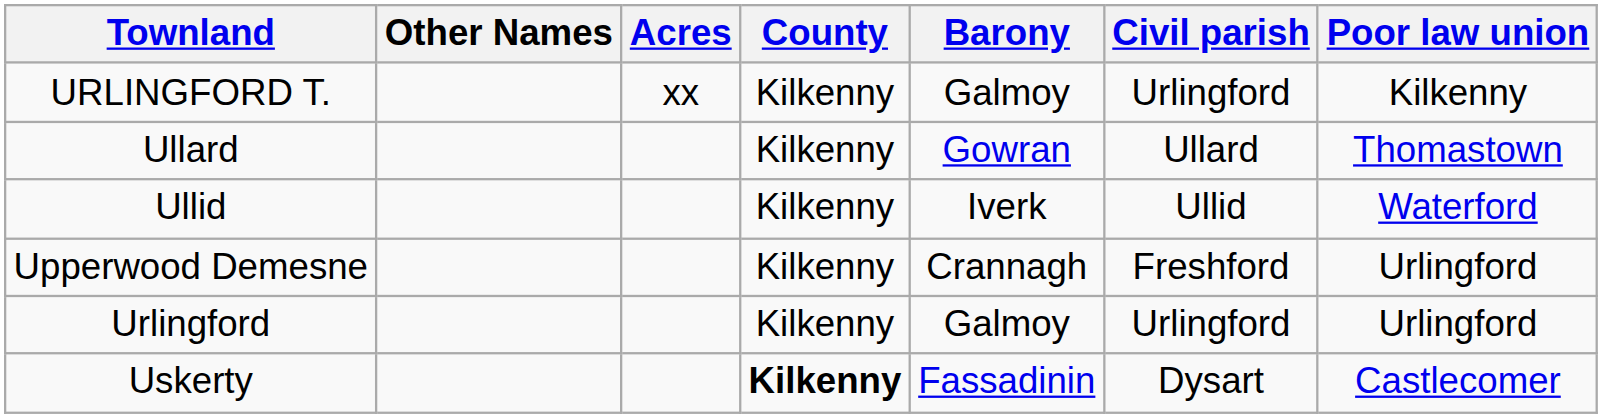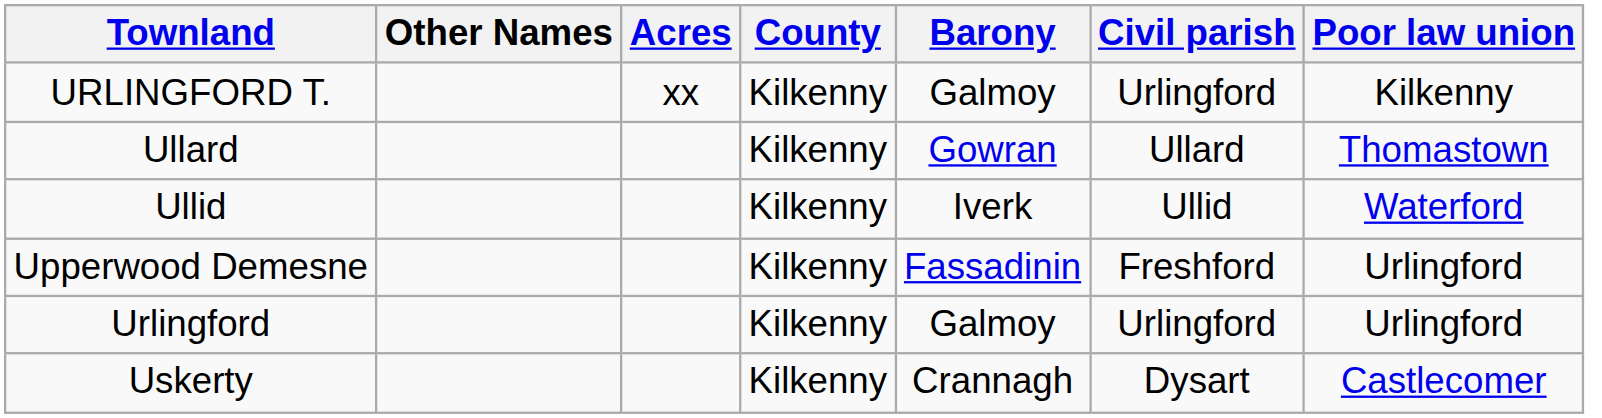(1007, 265) Crannagh -> (993, 265) Fassadinin
(825, 382) bold -> (818, 382) normal
(1007, 382) Fassadinin -> (993, 382) Crannagh
